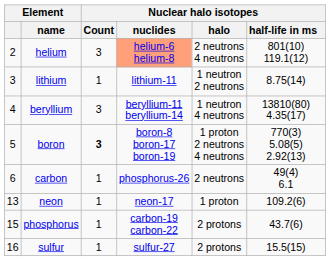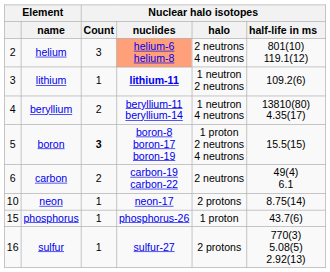(154, 81) normal -> (154, 81) bold
(286, 81) 8.75(14) -> (286, 81) 109.2(6)
(99, 110) 3 -> (99, 110) 2
(286, 144) 770(3) 5.08(5) 2.92(13) -> (286, 144) 15.5(15)
(99, 179) 1 -> (99, 179) 2
(154, 179) phosphorus-26 -> (154, 179) carbon-19 carbon-22
(13, 201) 13 -> (13, 201) 10
(219, 201) 1 proton -> (219, 201) 2 protons
(286, 201) 109.2(6) -> (286, 201) 8.75(14)
(154, 224) carbon-19 carbon-22 -> (154, 218) phosphorus-26
(219, 224) 2 protons -> (219, 218) 1 proton
(286, 247) 15.5(15) -> (286, 247) 770(3) 5.08(5) 2.92(13)
